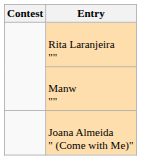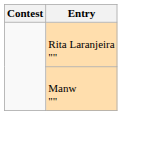- row: (91, 138)
